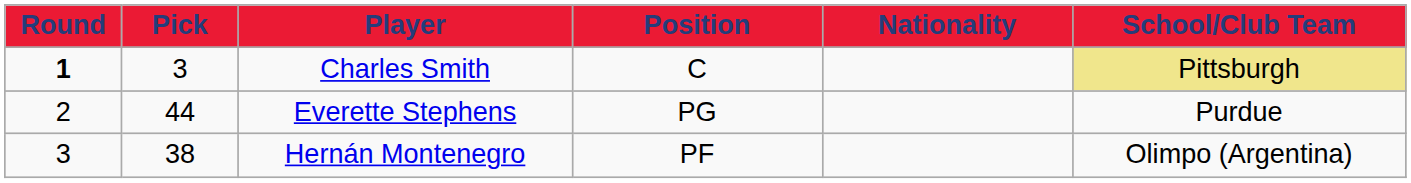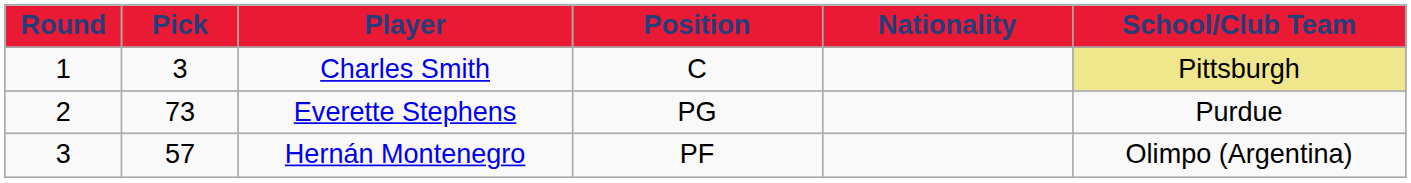(63, 68) bold -> (63, 68) normal
(180, 111) 44 -> (180, 111) 73
(180, 154) 38 -> (180, 154) 57
